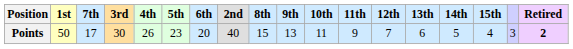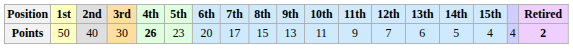columns swapped: (233, 13) <-> (91, 13)
(148, 33) normal -> (151, 33) bold
(513, 33) 3 -> (513, 33) 4
